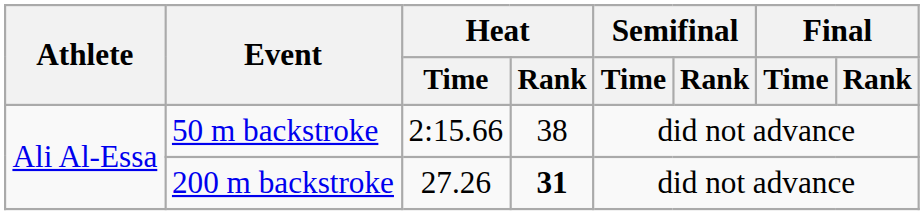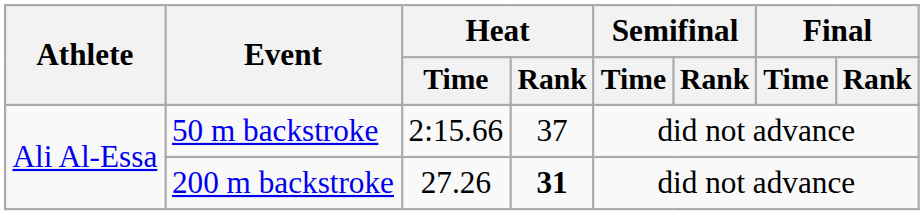(552, 130) 38 -> (552, 130) 37
